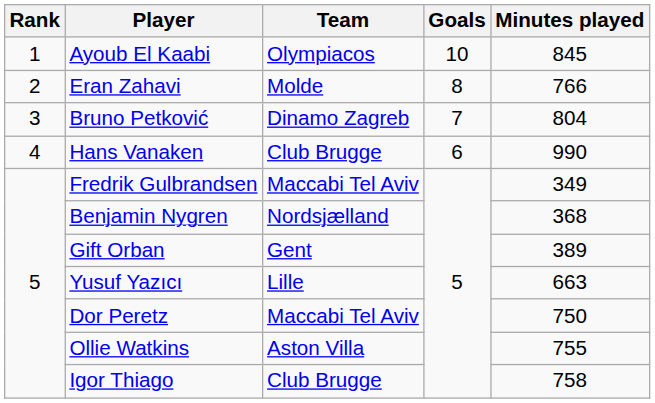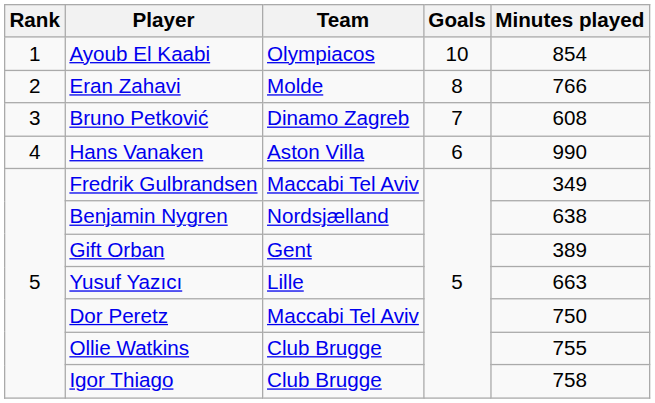(570, 53) 845 -> (570, 53) 854
(570, 119) 804 -> (570, 119) 608
(324, 151) Club Brugge -> (316, 151) Aston Villa
(570, 217) 368 -> (570, 217) 638
(316, 348) Aston Villa -> (324, 348) Club Brugge
